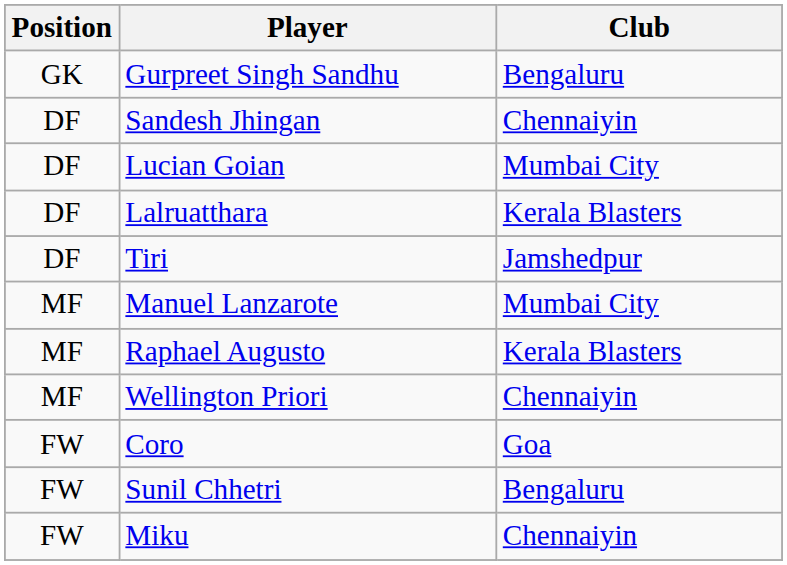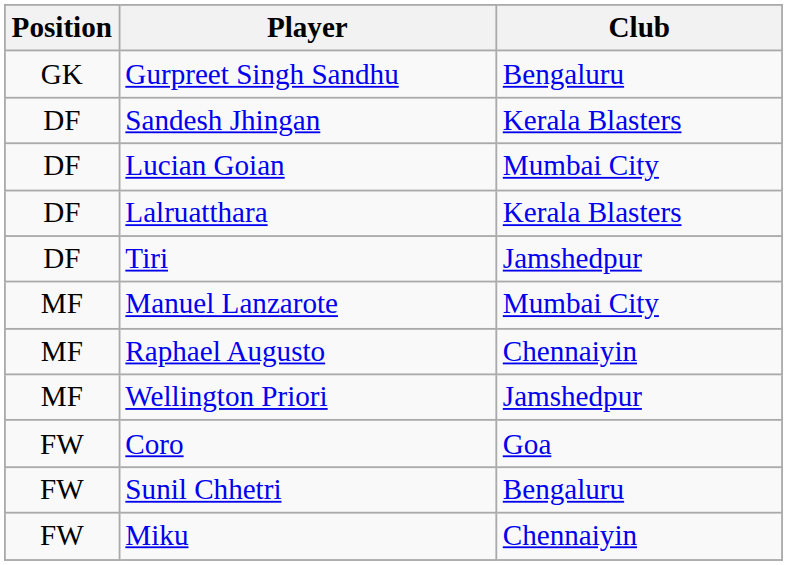(570, 119) Chennaiyin -> (592, 119) Kerala Blasters
(592, 350) Kerala Blasters -> (570, 350) Chennaiyin
(570, 397) Chennaiyin -> (572, 397) Jamshedpur
